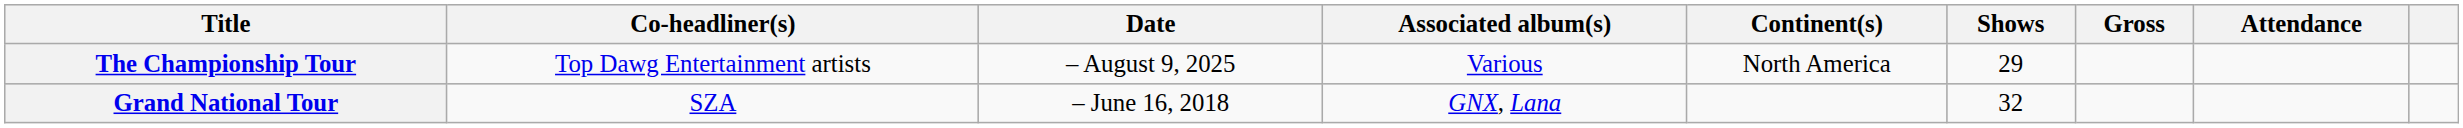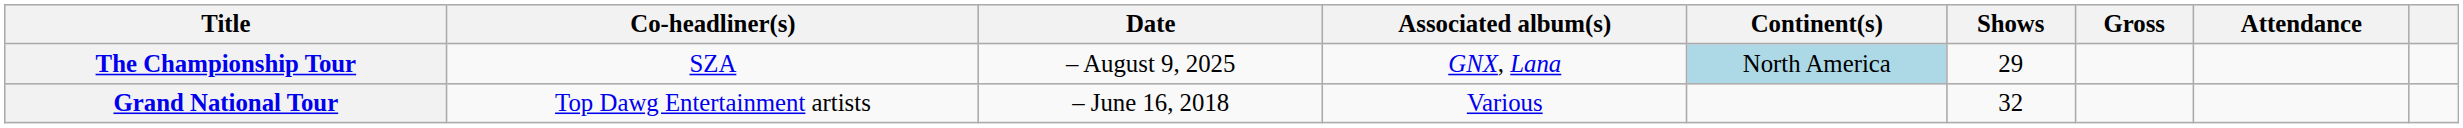(713, 63) Top Dawg Entertainment artists -> (713, 63) SZA
(1505, 63) Various -> (1505, 63) GNX, Lana
(1817, 63) no background -> (1817, 63) lightblue background
(713, 102) SZA -> (713, 102) Top Dawg Entertainment artists
(1505, 102) GNX, Lana -> (1505, 102) Various
